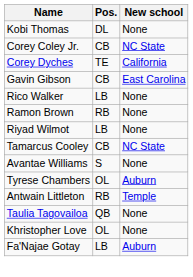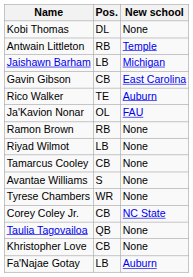rows swapped: (43, 46) <-> (46, 197)
- row: (40, 63)
+ row: (49, 63)
(101, 96) LB -> (102, 96) TE
(135, 96) None -> (140, 96) Auburn
+ row: (45, 113)
(144, 146) NC State -> (135, 163) None
(102, 180) OL -> (104, 197) WR
(139, 180) Auburn -> (135, 197) None
(102, 230) OL -> (103, 247) CB
